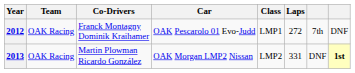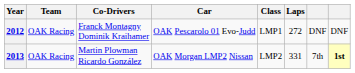(318, 31) 7th -> (318, 31) DNF
(318, 56) DNF -> (318, 56) 7th
